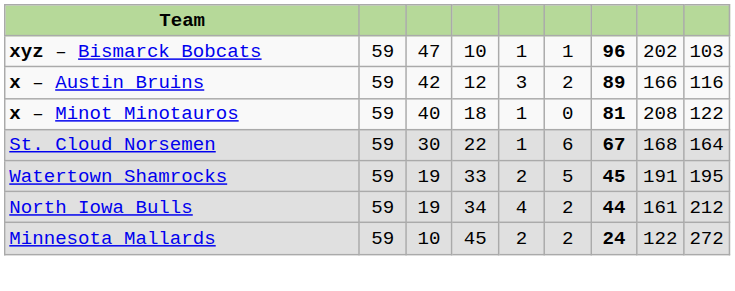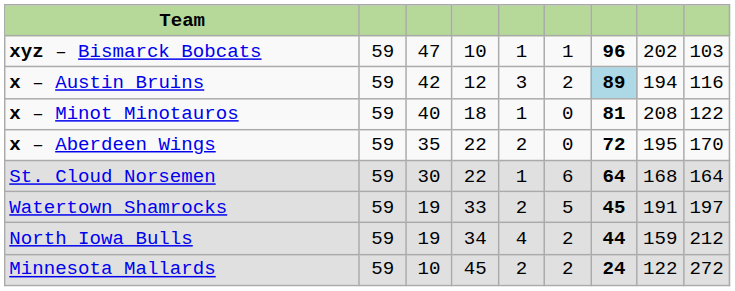(614, 83) no background -> (614, 83) lightblue background
(660, 83) 166 -> (660, 83) 194
+ row: (113, 145)
(614, 145) 67 -> (614, 176) 64
(707, 176) 195 -> (707, 207) 197
(660, 207) 161 -> (660, 238) 159
